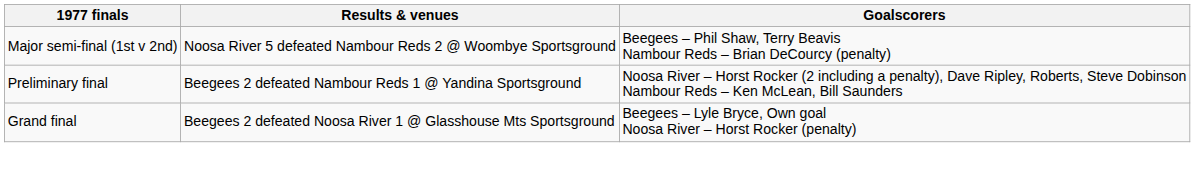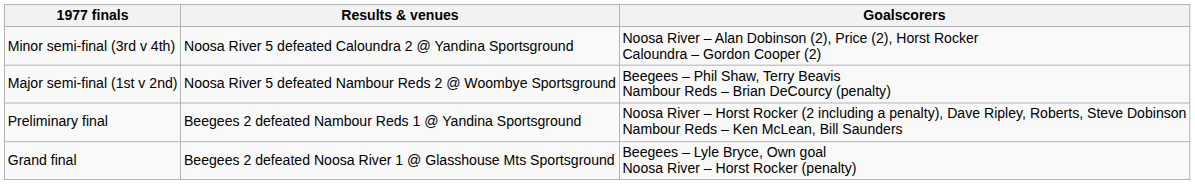+ row: (91, 45)
